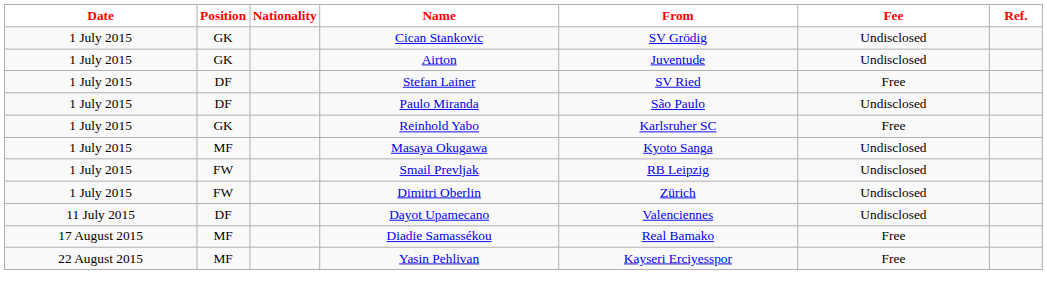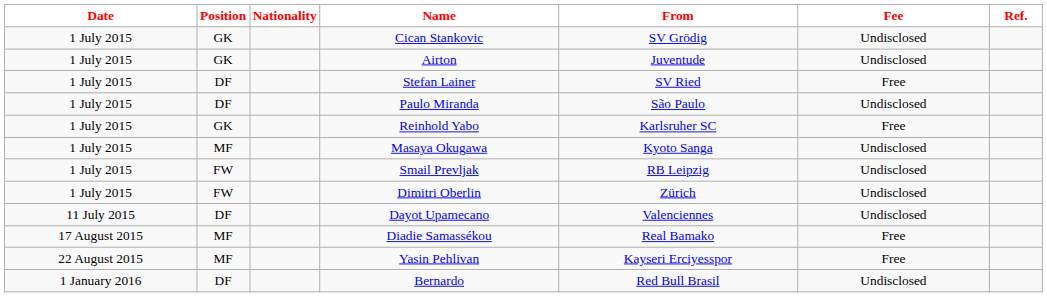+ row: (439, 280)
